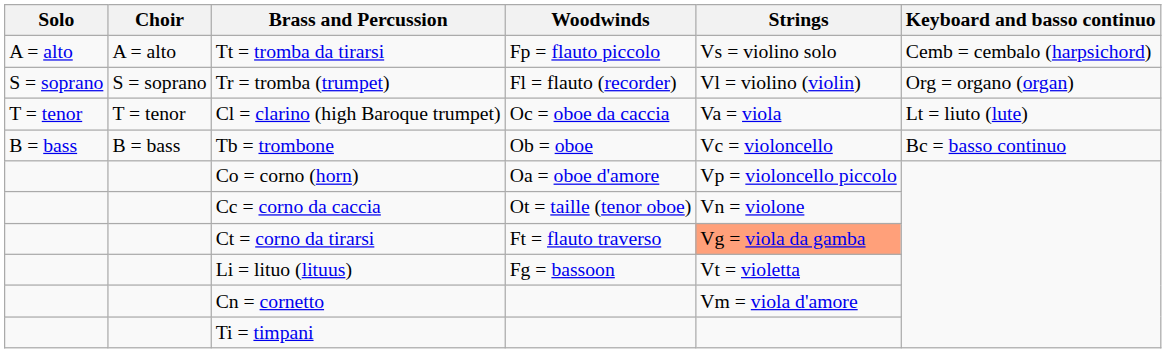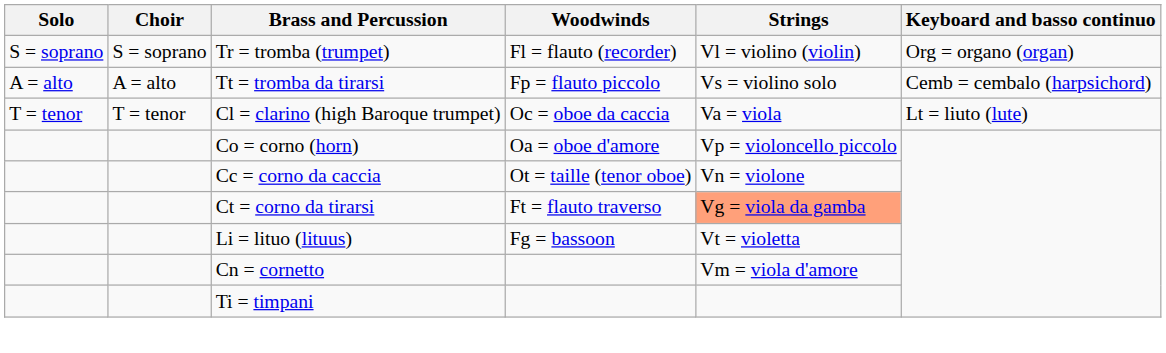rows swapped: (303, 82) <-> (300, 51)
- row: (275, 144)
